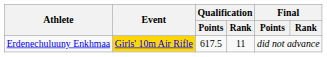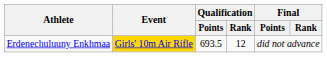(211, 44) 617.5 -> (211, 44) 693.5
(241, 44) 11 -> (241, 44) 12
